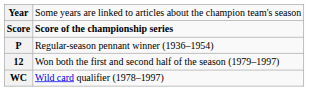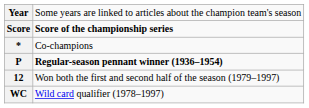+ row: (18, 45)
(124, 45) normal -> (129, 61) bold
